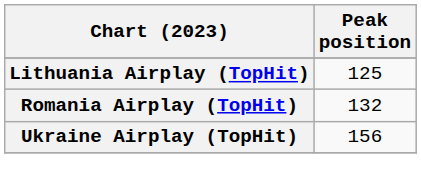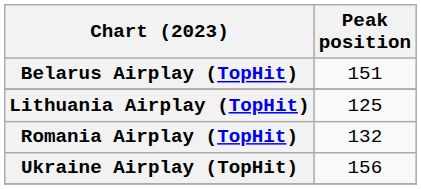+ row: (159, 74)
